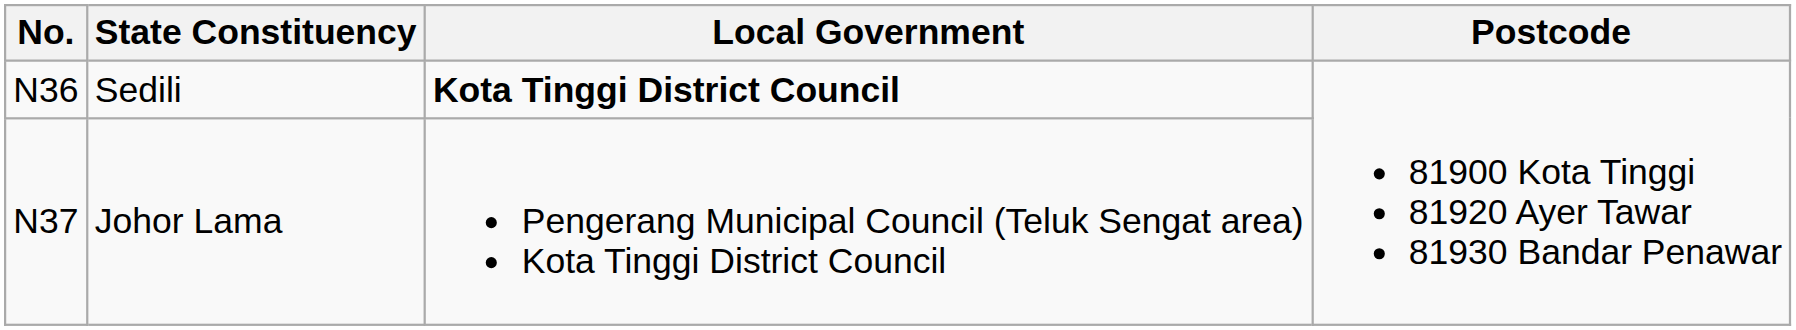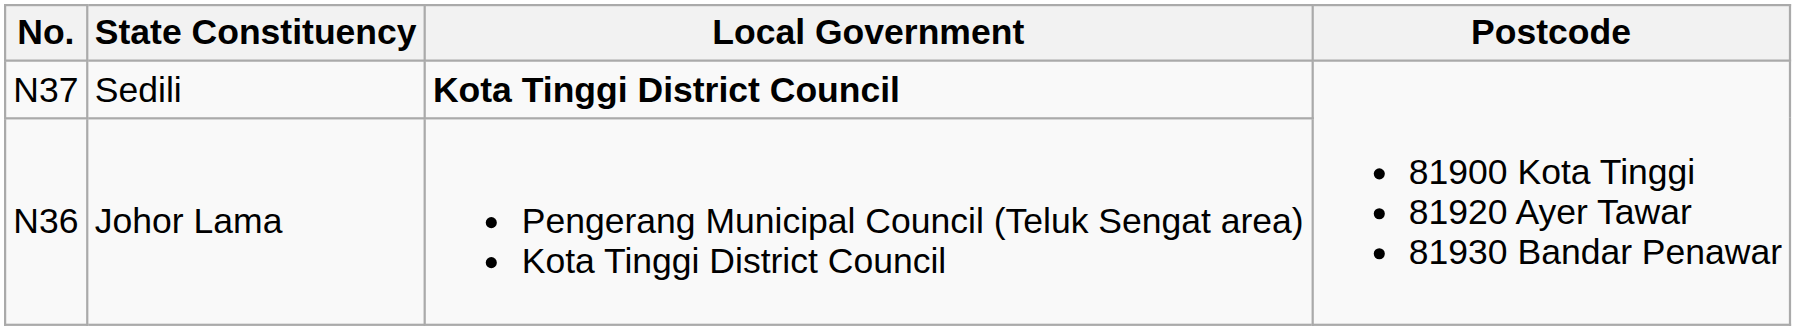(46, 88) N36 -> (46, 88) N37
(46, 220) N37 -> (46, 220) N36
